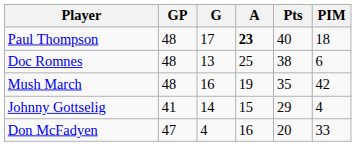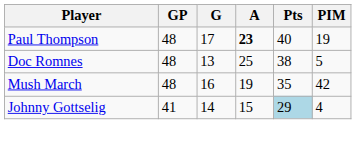(323, 38) 18 -> (323, 38) 19
(319, 61) 6 -> (319, 61) 5
(284, 107) no background -> (284, 107) lightblue background
- row: (53, 130)
